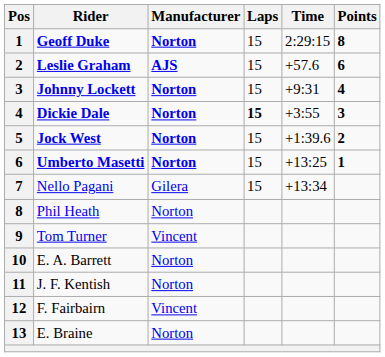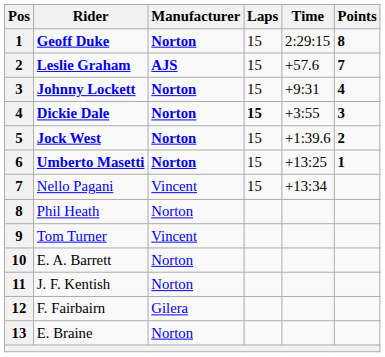(341, 65) 6 -> (341, 65) 7
(170, 187) Gilera -> (174, 187) Vincent
(174, 308) Vincent -> (170, 308) Gilera
